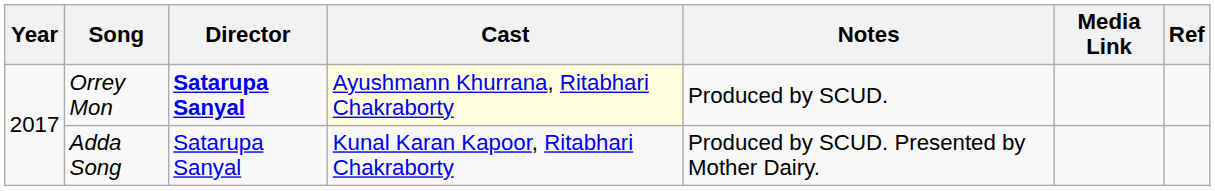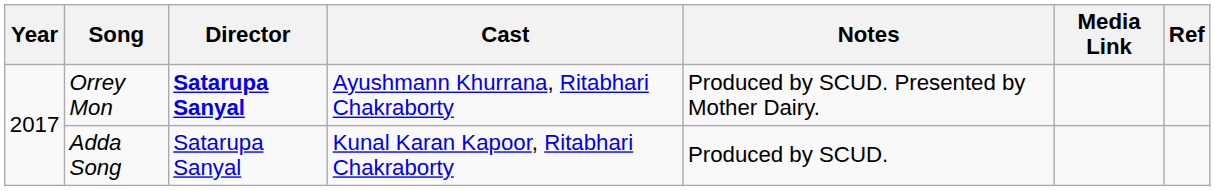(491, 94) lightyellow background -> (491, 94) no background
(788, 94) Produced by SCUD. -> (857, 94) Produced by SCUD. Presented by Mother Dairy.
(857, 155) Produced by SCUD. Presented by Mother Dairy. -> (788, 155) Produced by SCUD.
